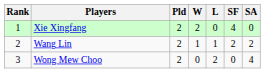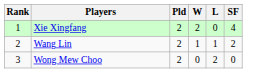- column: (251, 12)
